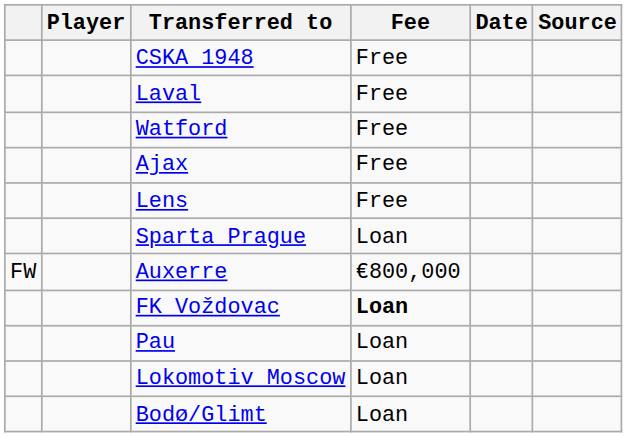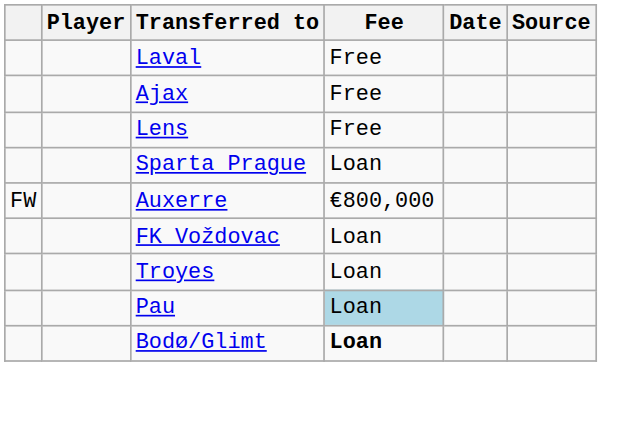- row: (195, 58)
- row: (182, 129)
(382, 307) bold -> (356, 236) normal
+ row: (175, 272)
(382, 343) no background -> (356, 307) lightblue background
- row: (241, 379)
(382, 414) normal -> (356, 343) bold
